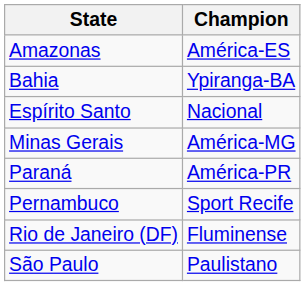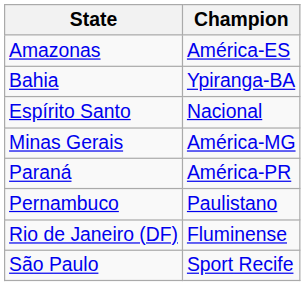(240, 204) Sport Recife -> (232, 204) Paulistano
(232, 265) Paulistano -> (240, 265) Sport Recife
